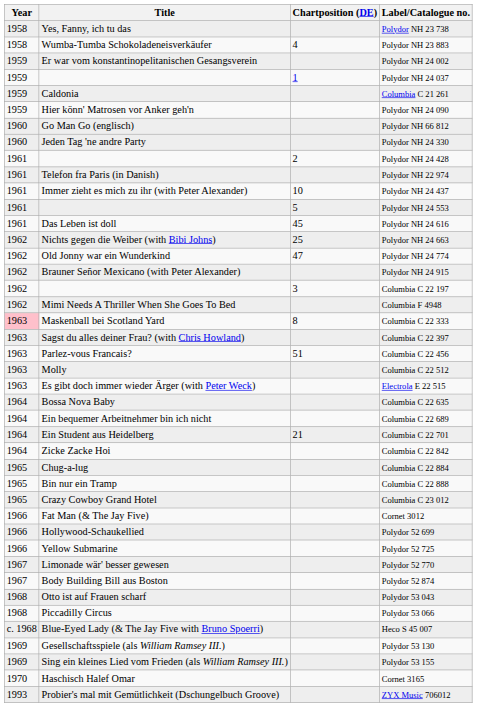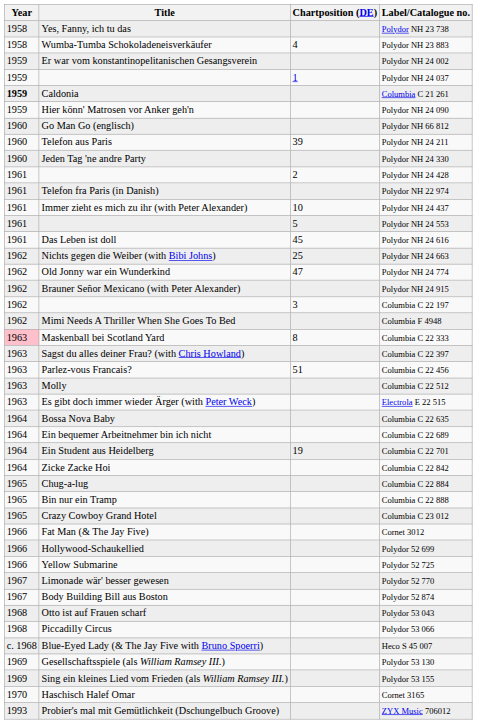(17, 93) normal -> (17, 93) bold
+ row: (415, 143)
(298, 434) 21 -> (298, 451) 19
